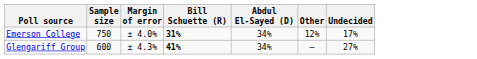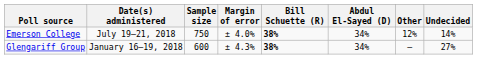+ column: (136, 16)
(173, 34) 31% -> (271, 34) 38%
(350, 34) 17% -> (448, 34) 14%
(173, 47) 41% -> (271, 47) 38%
